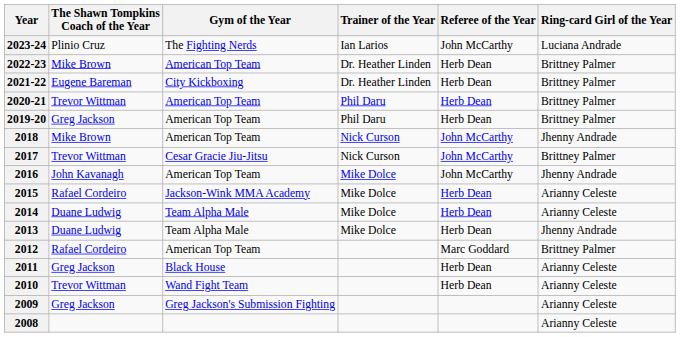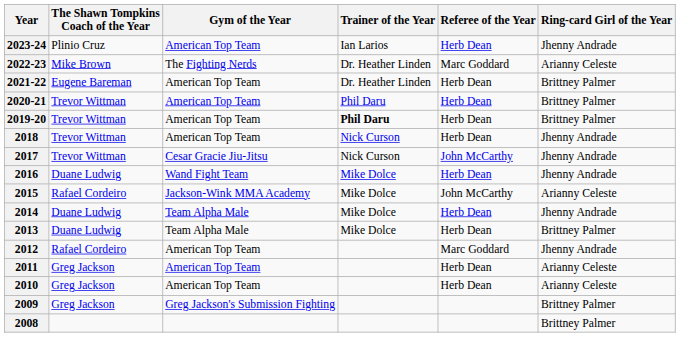(211, 45) The Fighting Nerds -> (213, 45) American Top Team
(477, 45) John McCarthy -> (466, 45) Herb Dean
(581, 45) Luciana Andrade -> (579, 45) Jhenny Andrade
(213, 63) American Top Team -> (211, 63) The Fighting Nerds
(466, 63) Herb Dean -> (475, 63) Marc Goddard
(578, 63) Brittney Palmer -> (579, 63) Arianny Celeste
(204, 82) City Kickboxing -> (213, 82) American Top Team
(83, 119) Greg Jackson -> (89, 119) Trevor Wittman
(363, 119) normal -> (365, 119) bold
(81, 138) Mike Brown -> (89, 138) Trevor Wittman
(477, 138) John McCarthy -> (466, 138) Herb Dean
(578, 156) Brittney Palmer -> (579, 156) Jhenny Andrade
(88, 175) John Kavanagh -> (86, 175) Duane Ludwig
(213, 175) American Top Team -> (207, 175) Wand Fight Team
(477, 175) John McCarthy -> (466, 175) Herb Dean
(466, 193) Herb Dean -> (477, 193) John McCarthy
(579, 212) Arianny Celeste -> (579, 212) Jhenny Andrade
(579, 230) Jhenny Andrade -> (578, 230) Brittney Palmer
(578, 249) Brittney Palmer -> (579, 249) Jhenny Andrade
(195, 267) Black House -> (213, 267) American Top Team
(89, 286) Trevor Wittman -> (83, 286) Greg Jackson
(207, 286) Wand Fight Team -> (213, 286) American Top Team
(579, 304) Arianny Celeste -> (578, 304) Brittney Palmer
(579, 323) Arianny Celeste -> (578, 323) Brittney Palmer
